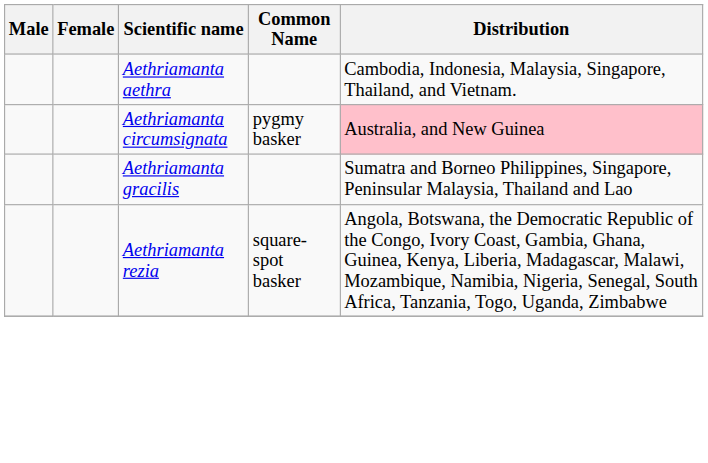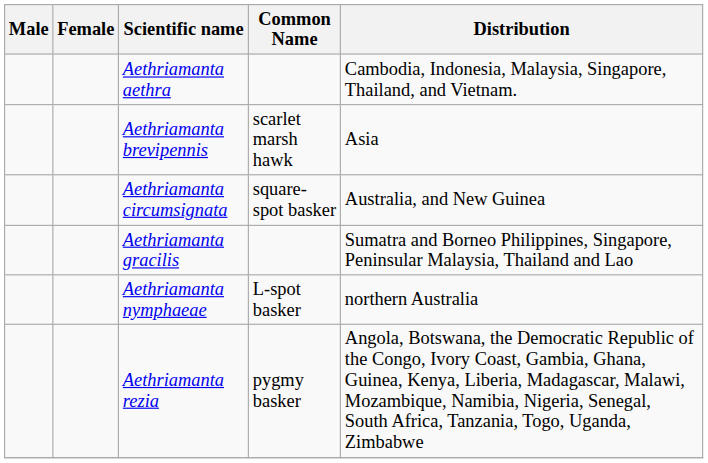+ row: (173, 139)
(278, 129) pygmy basker -> (294, 199) square-spot basker
(444, 129) pink background -> (445, 199) no background
+ row: (173, 299)
(280, 260) square-spot basker -> (278, 390) pygmy basker
